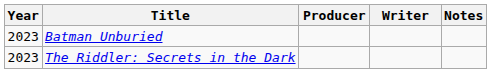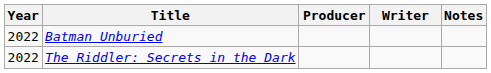(23, 36) 2023 -> (23, 36) 2022
(23, 57) 2023 -> (23, 57) 2022
